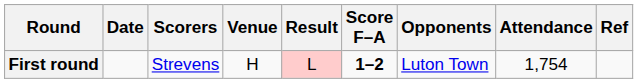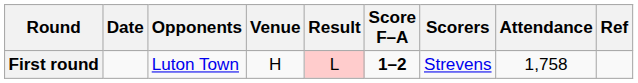columns swapped: (446, 27) <-> (185, 27)
(546, 64) 1,754 -> (546, 64) 1,758
